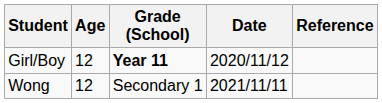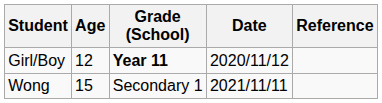(84, 85) 12 -> (84, 85) 15
